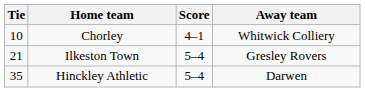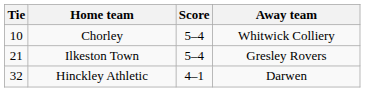(194, 35) 4–1 -> (194, 35) 5–4
(16, 76) 35 -> (16, 76) 32
(194, 76) 5–4 -> (194, 76) 4–1
